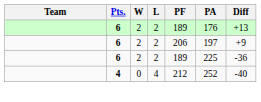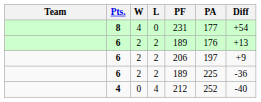+ row: (118, 28)
